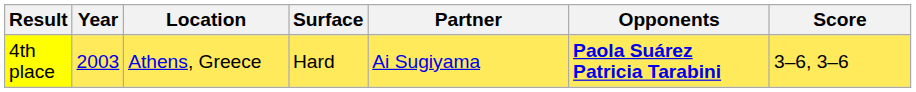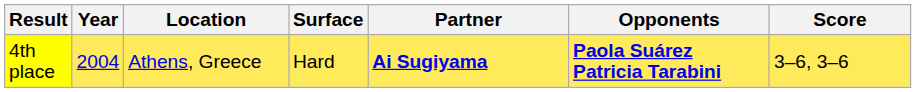(98, 60) 2003 -> (98, 60) 2004
(426, 60) normal -> (430, 60) bold
